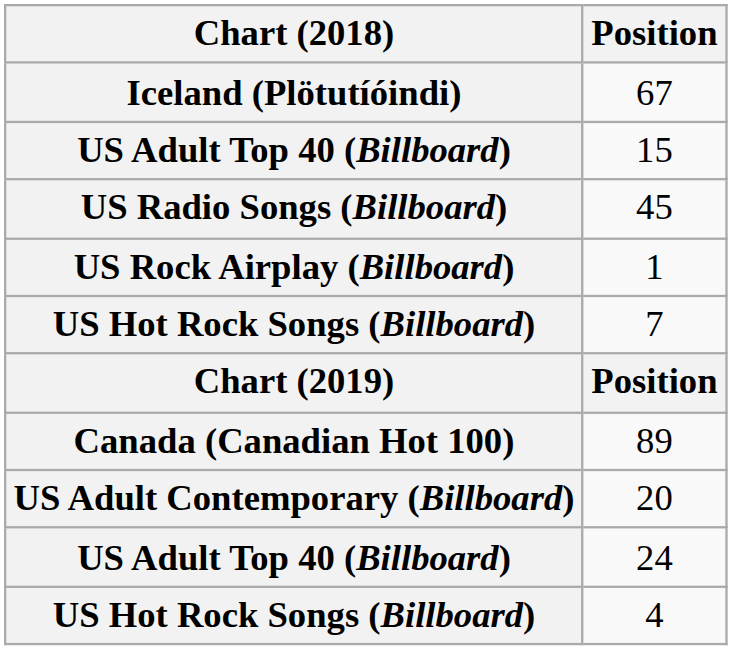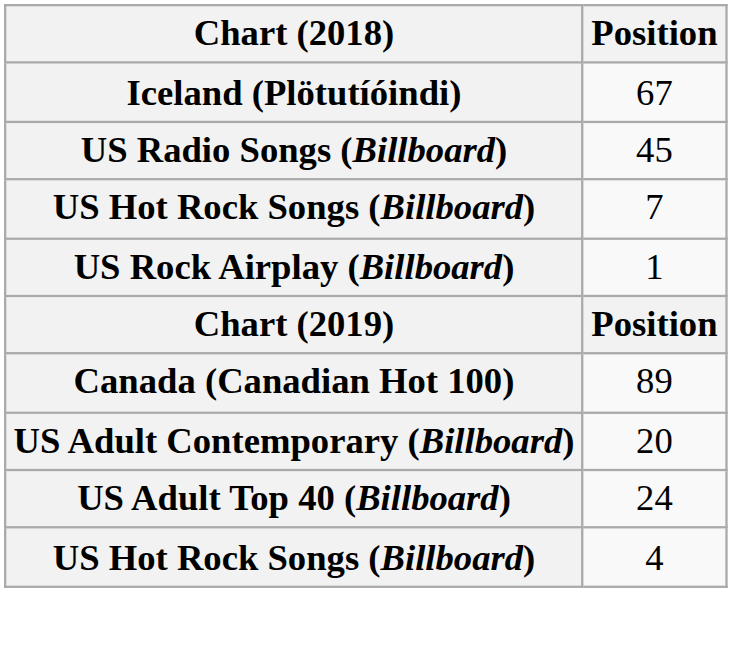- row: (654, 149)
rows swapped: (654, 324) <-> (654, 265)
